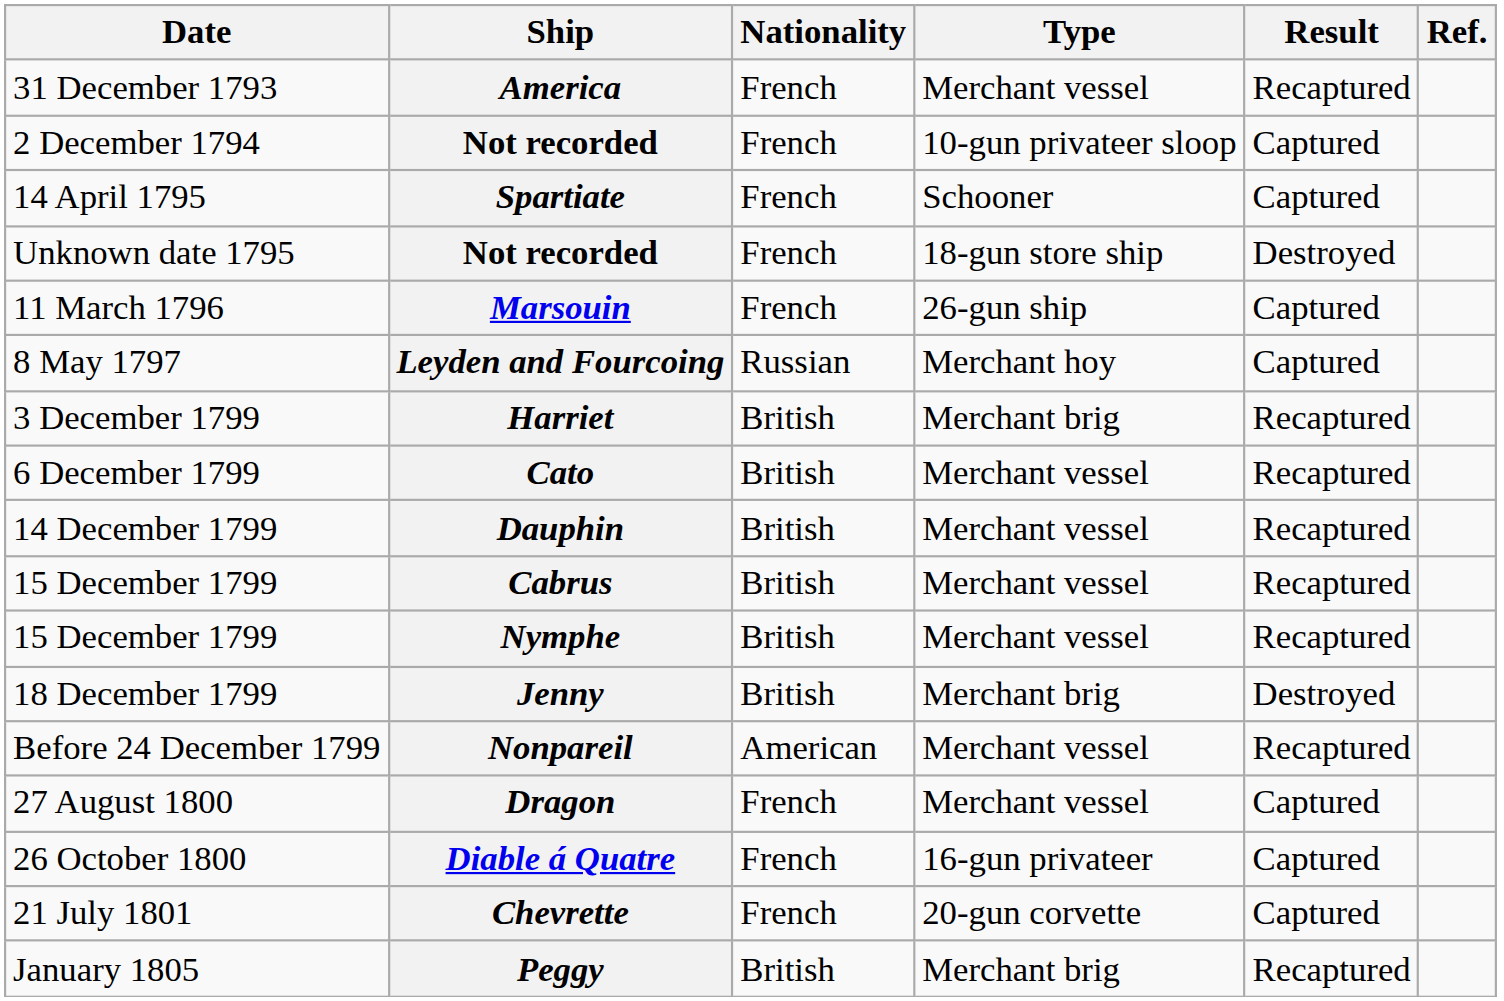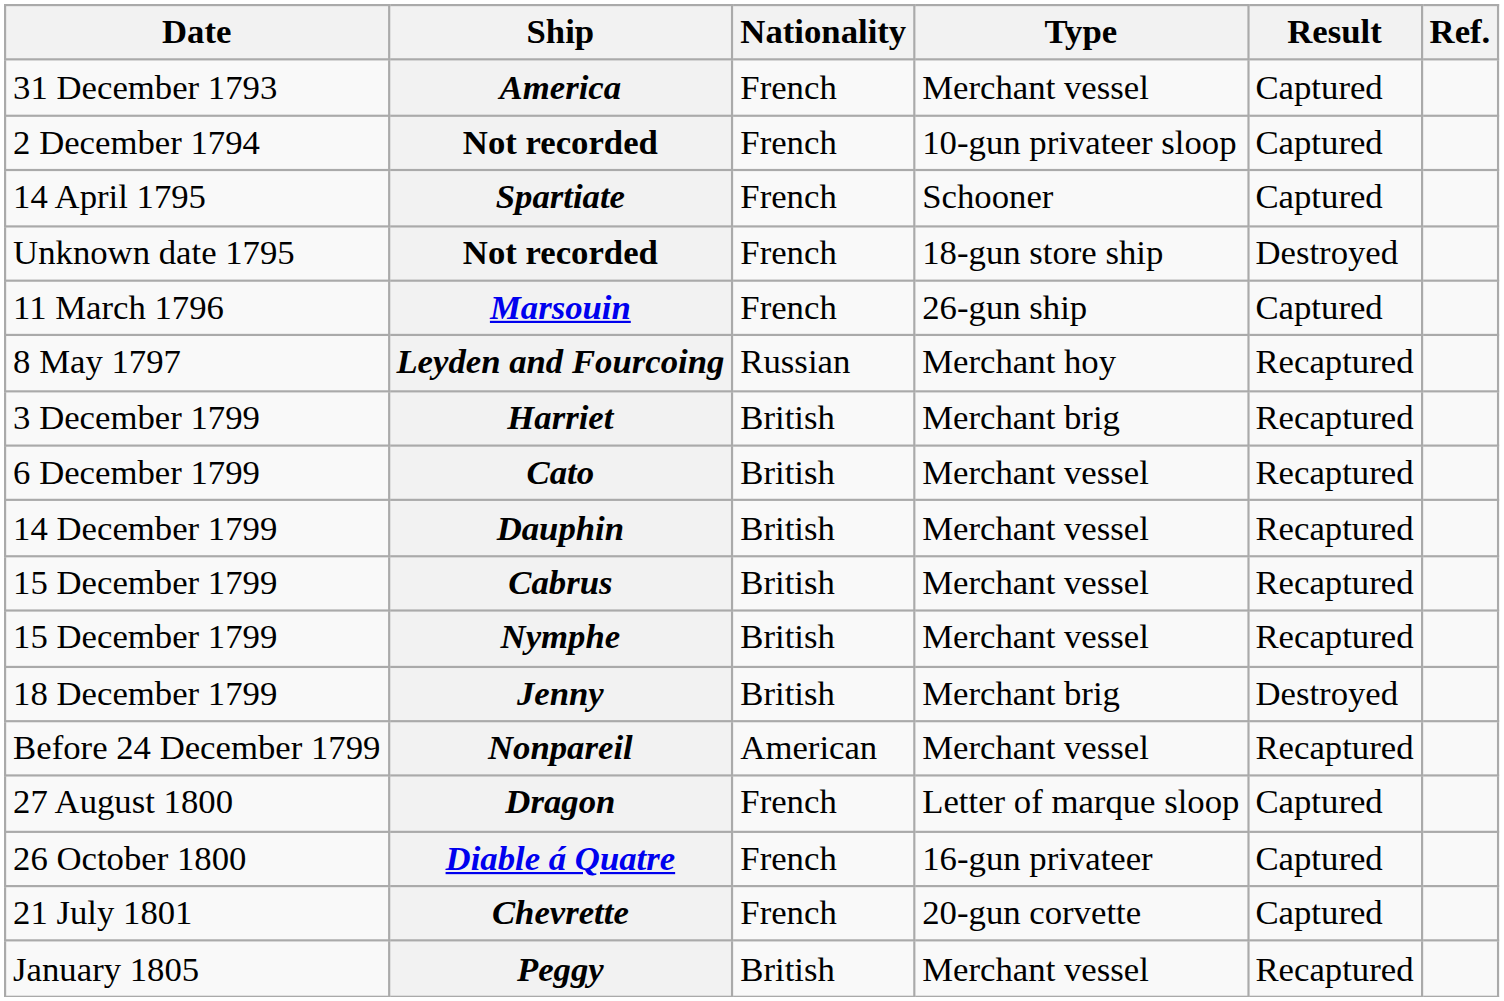(1332, 87) Recaptured -> (1319, 87) Captured
(1316, 362) Captured -> (1334, 362) Recaptured
(1036, 802) Merchant vessel -> (1081, 802) Letter of marque sloop
(1021, 968) Merchant brig -> (1036, 968) Merchant vessel
